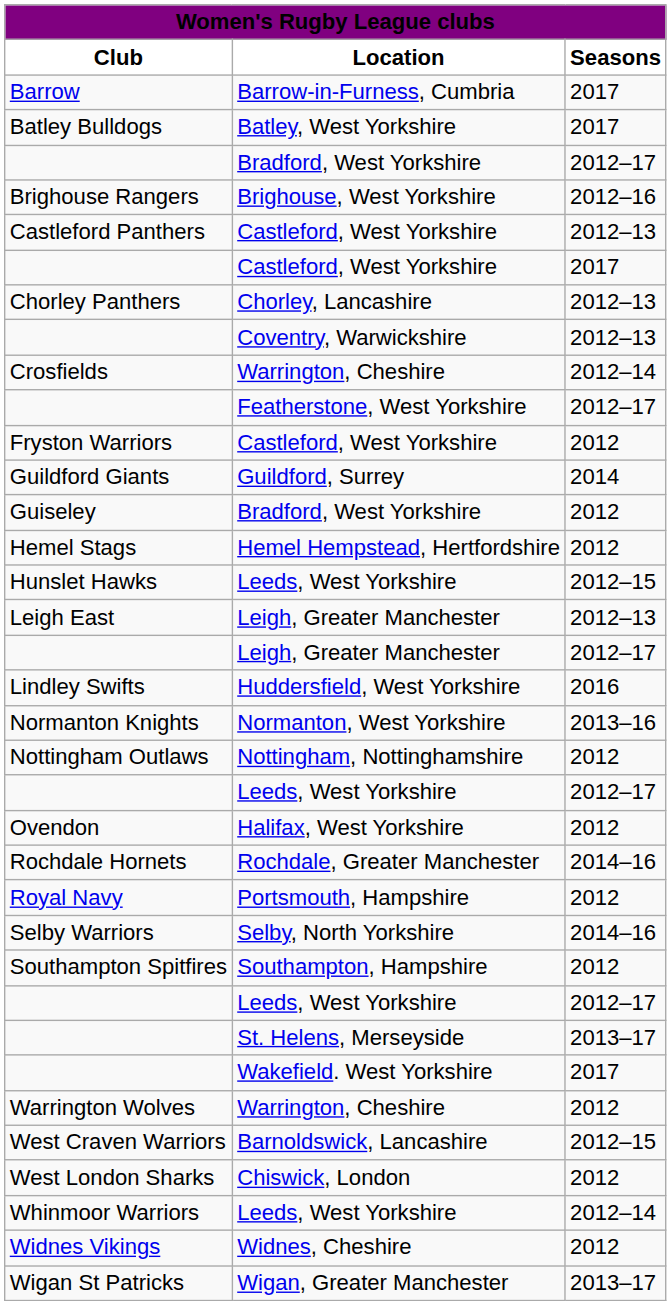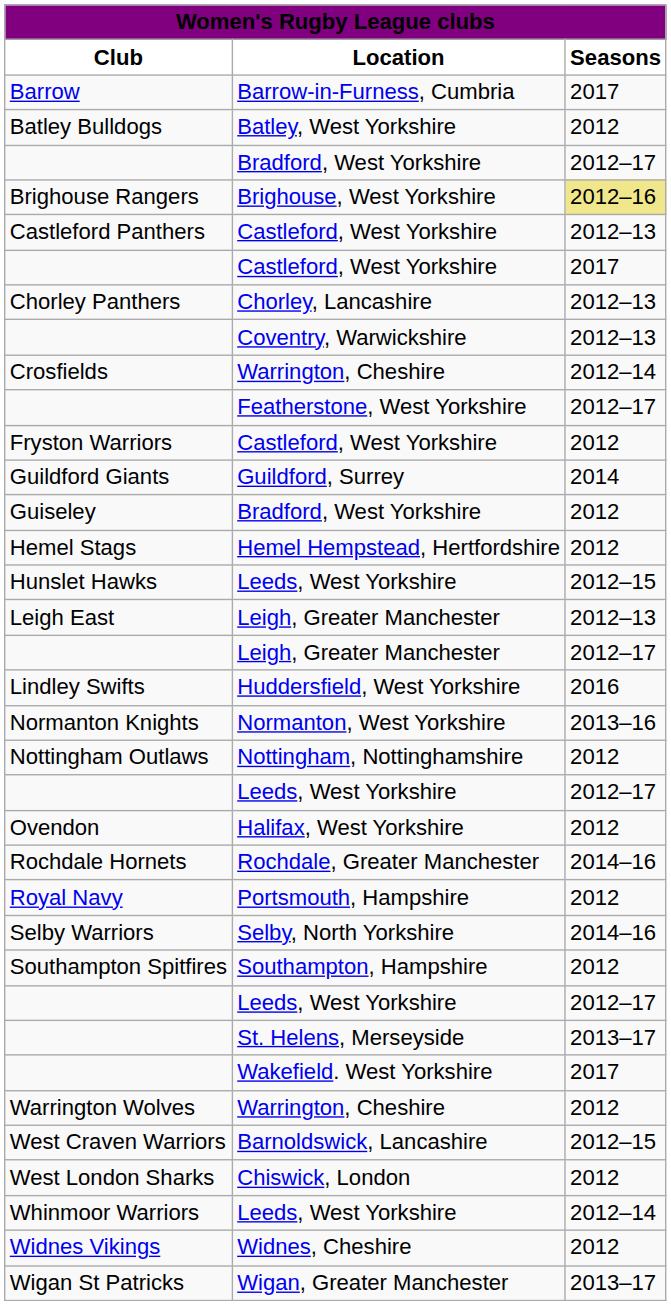(595, 127) 2017 -> (595, 127) 2012
(613, 197) no background -> (613, 197) khaki background
